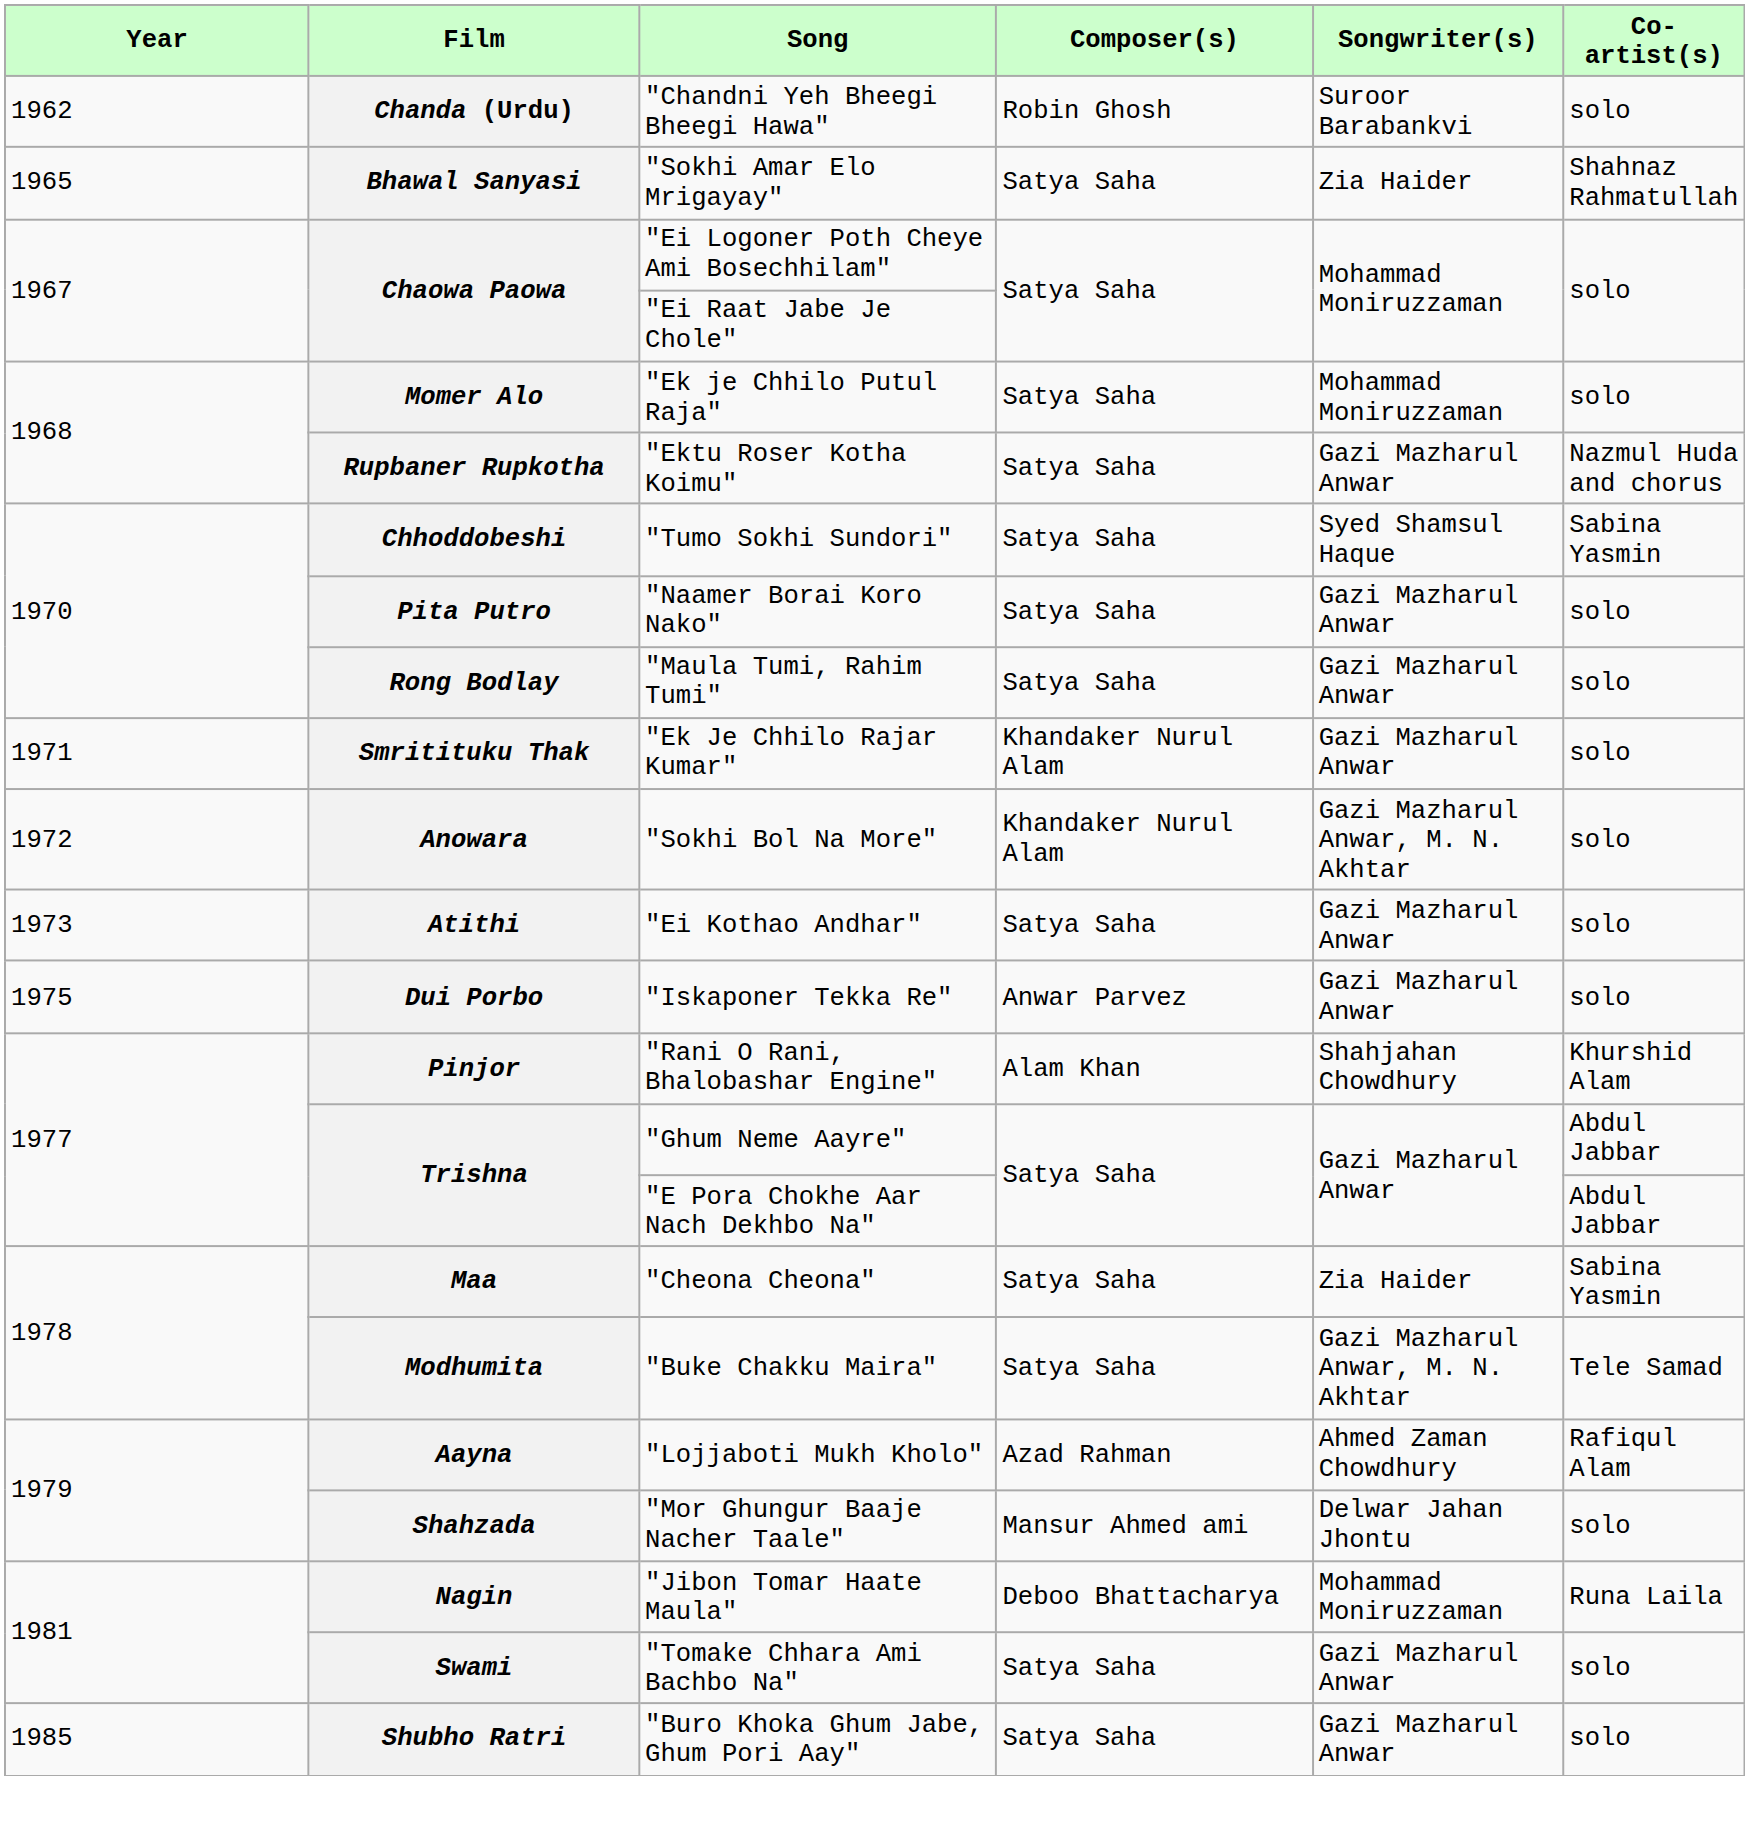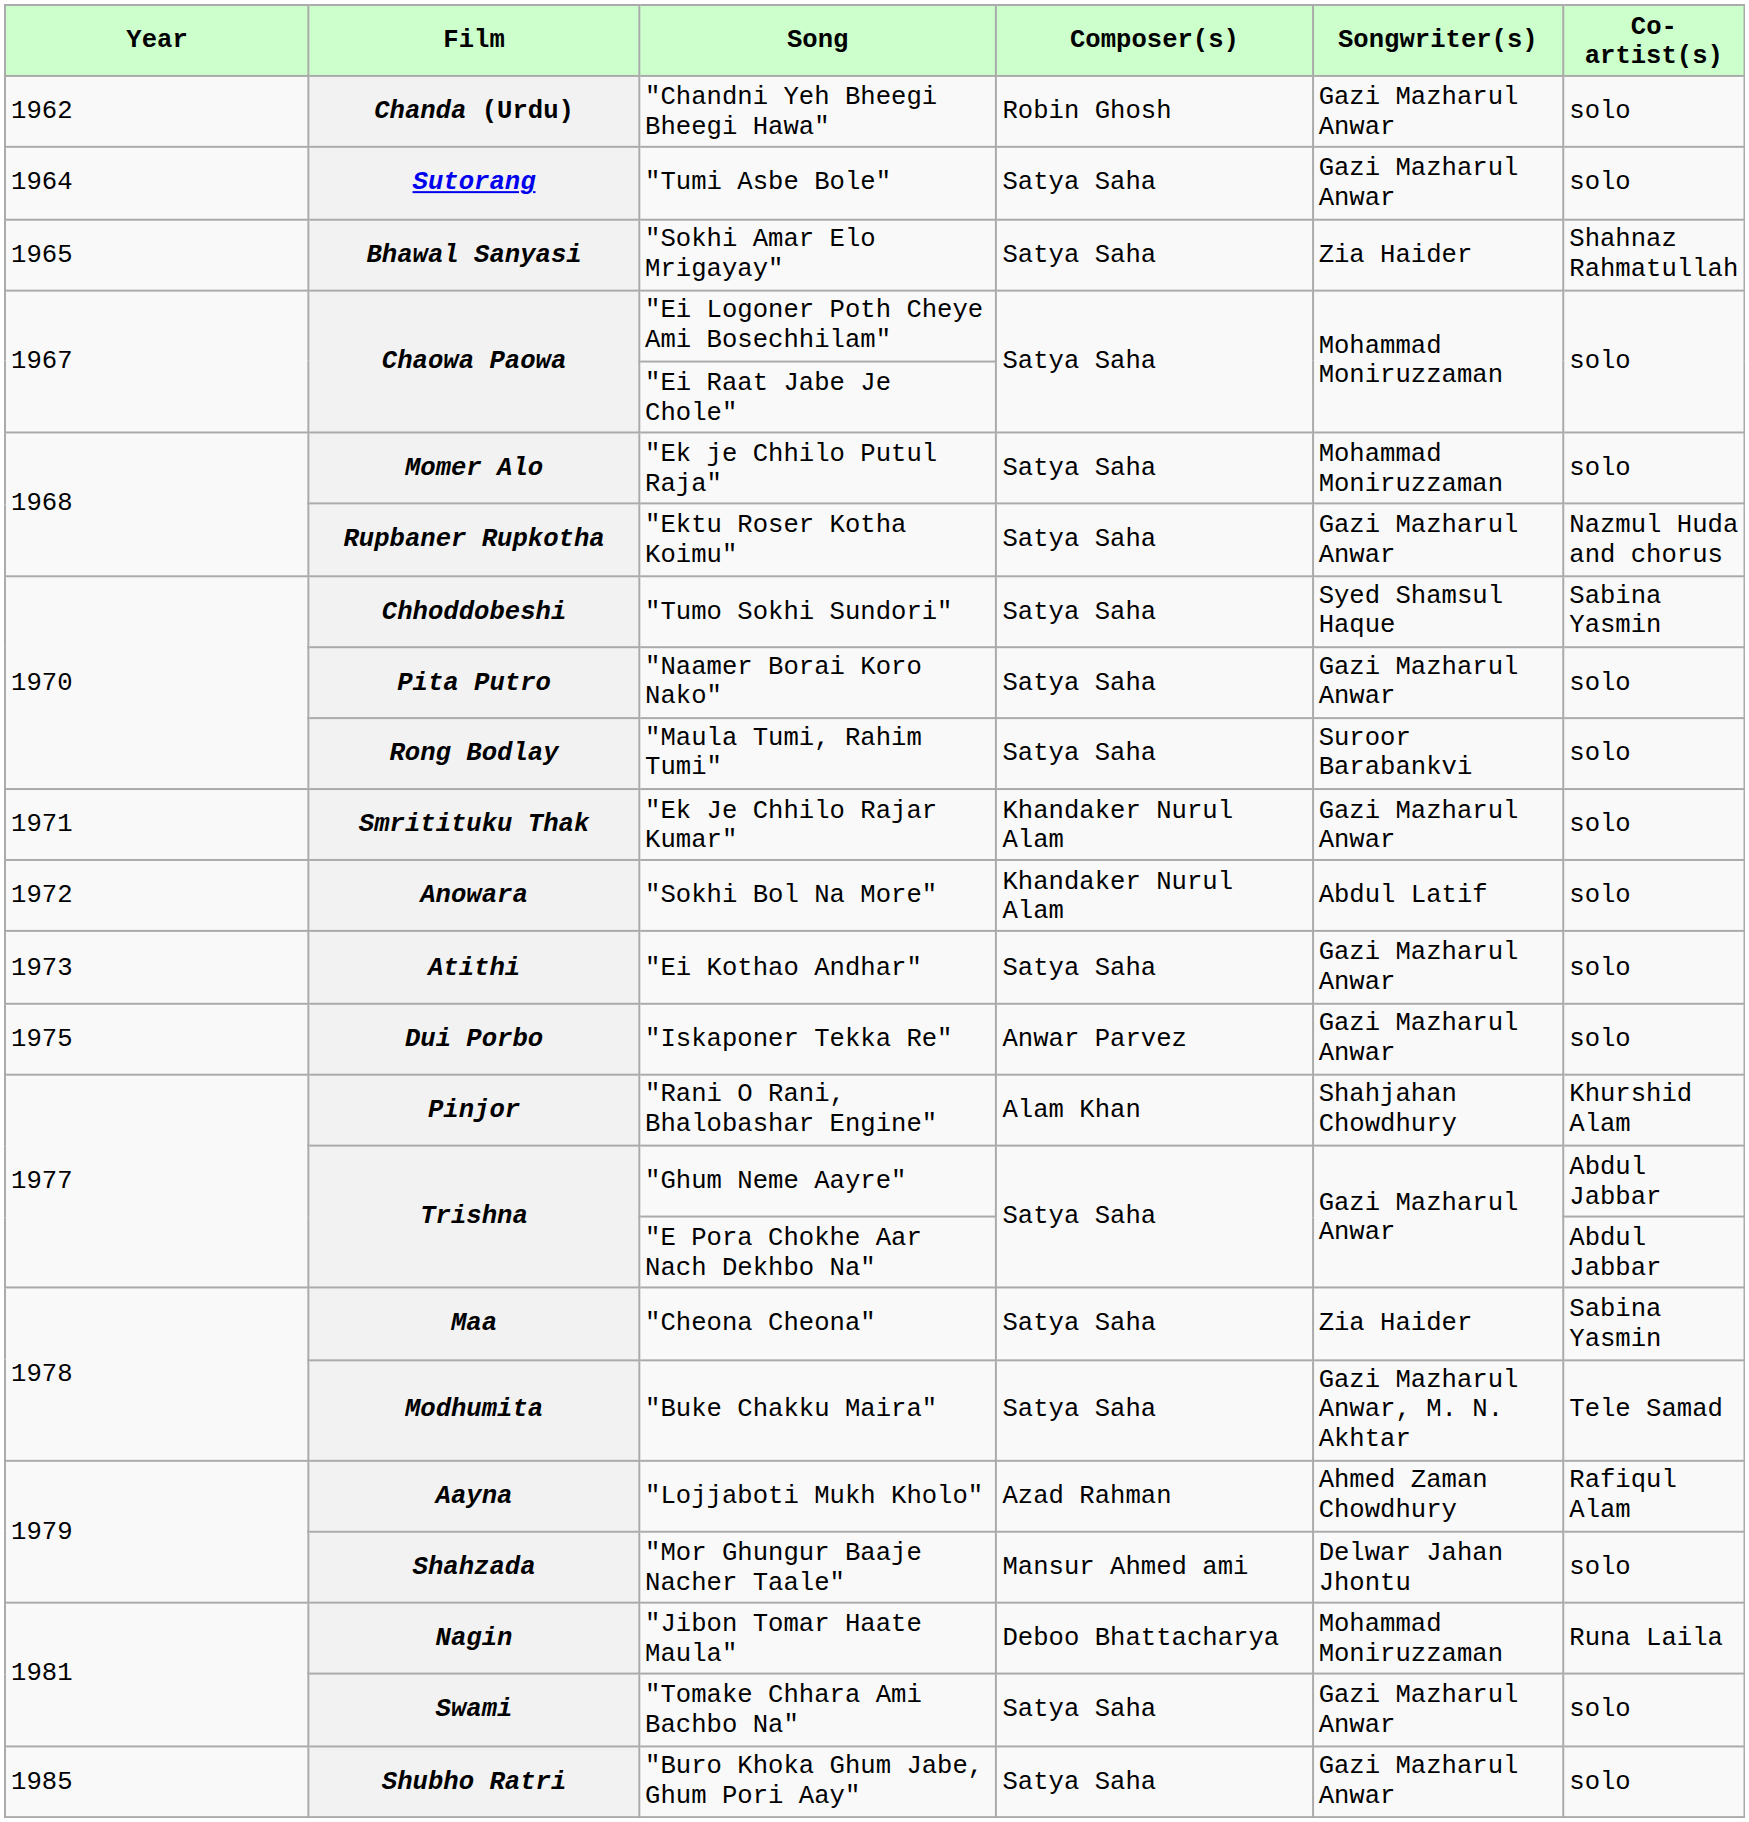(1395, 112) Suroor Barabankvi -> (1419, 112) Gazi Mazharul Anwar
+ row: (474, 183)
(1419, 682) Gazi Mazharul Anwar -> (1395, 754) Suroor Barabankvi
(1419, 840) Gazi Mazharul Anwar, M. N. Akhtar -> (1403, 896) Abdul Latif
